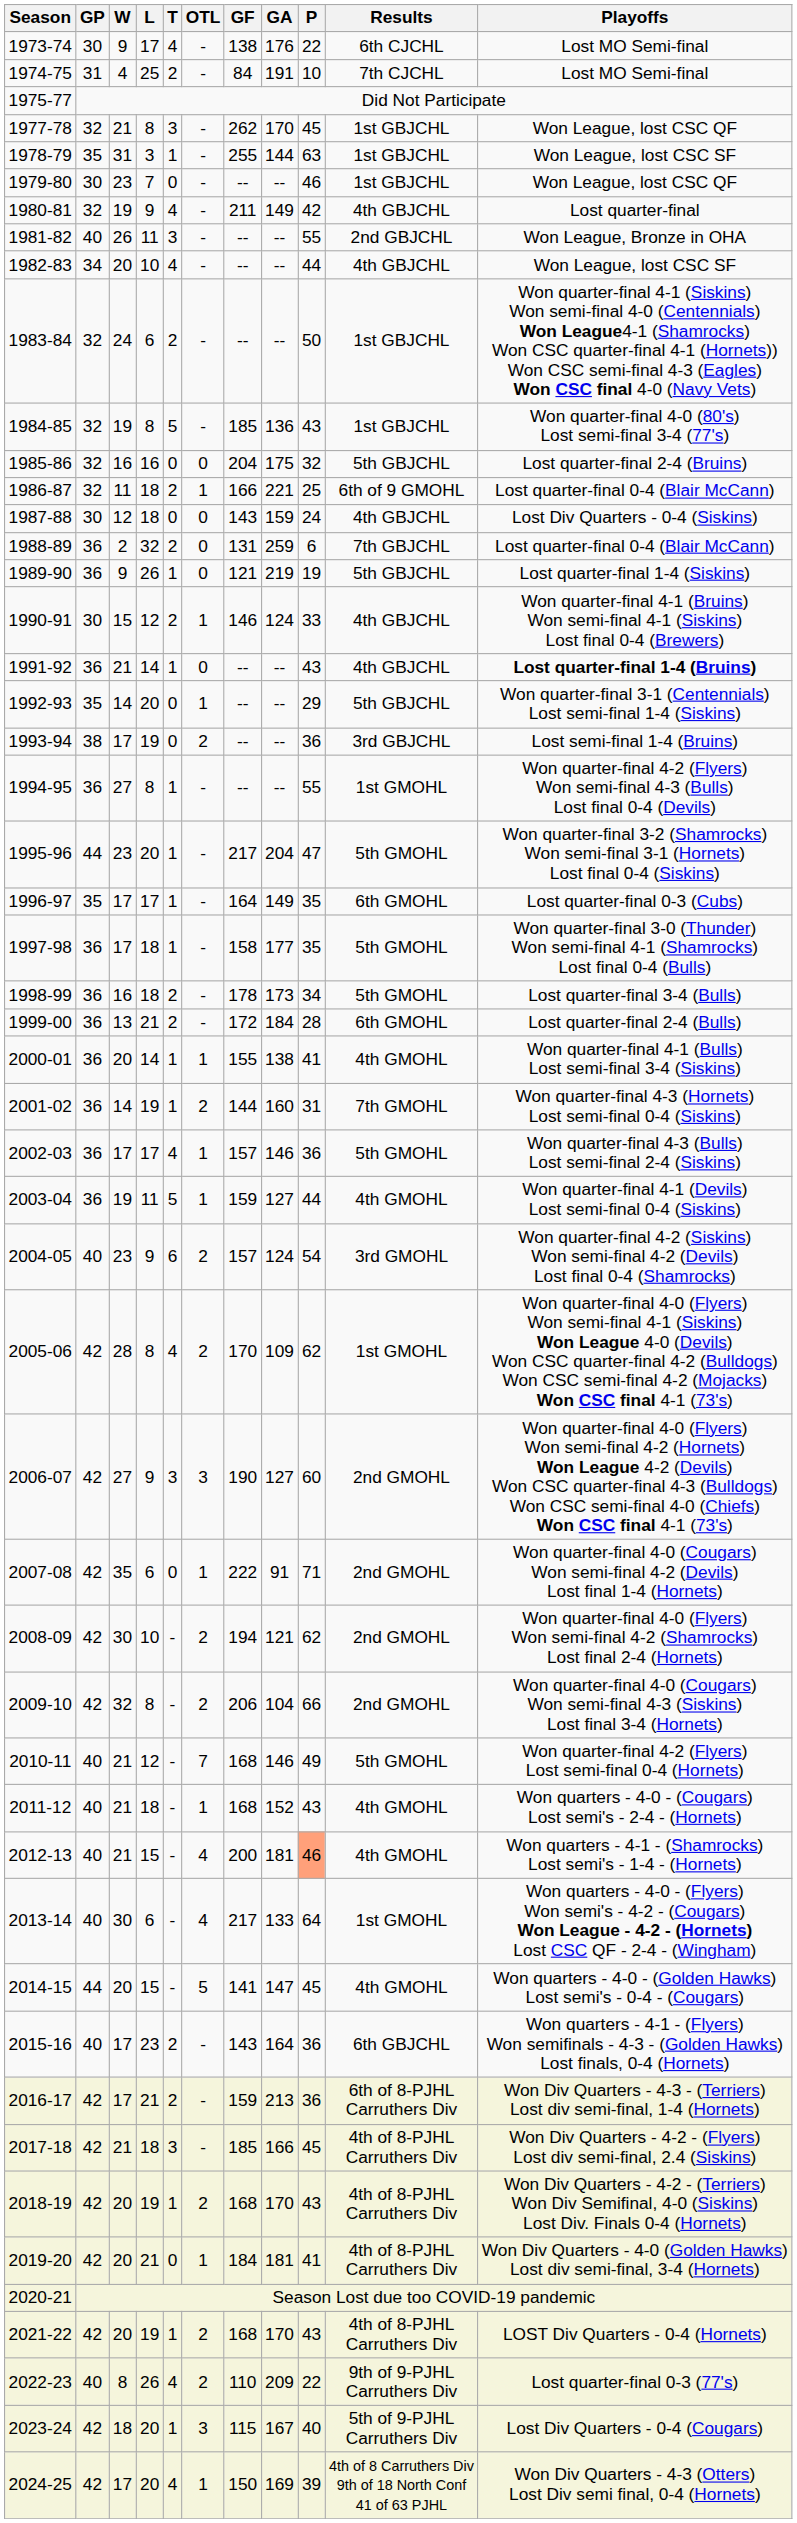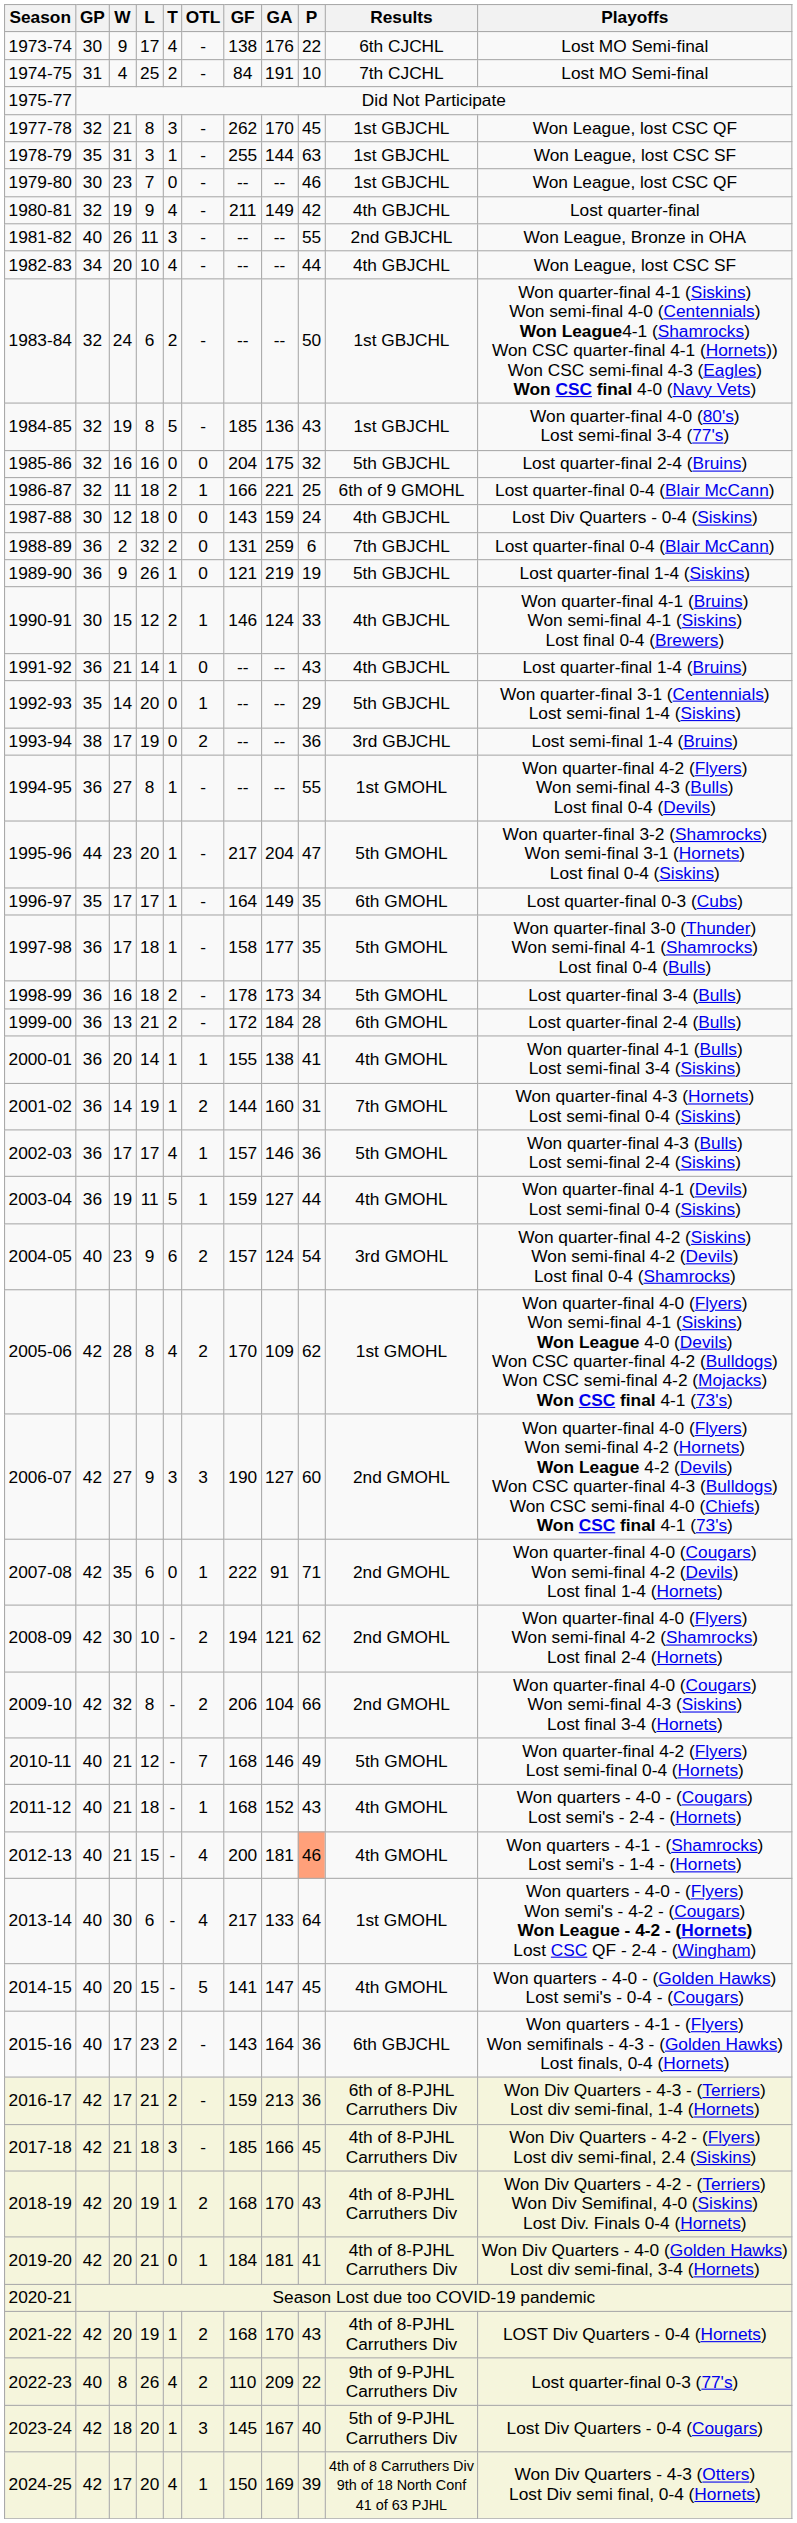(635, 667) bold -> (635, 667) normal
(92, 1987) 44 -> (92, 1987) 40
(243, 2428) 115 -> (243, 2428) 145
